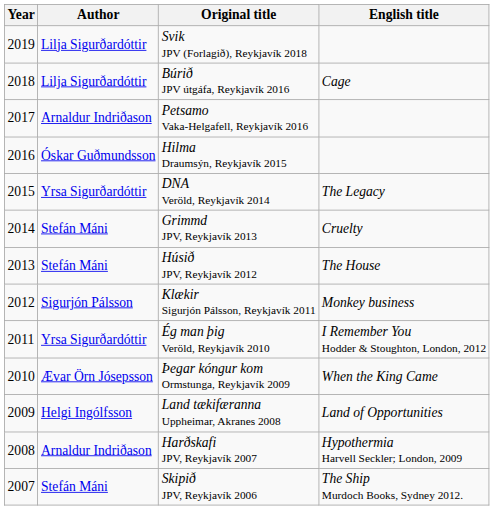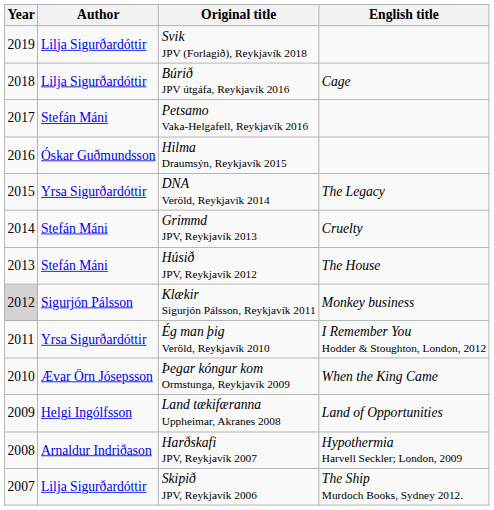(96, 118) Arnaldur Indriðason -> (74, 118) Stefán Máni
(21, 302) no background -> (21, 302) lightgrey background
(74, 486) Stefán Máni -> (94, 486) Lilja Sigurðardóttir
